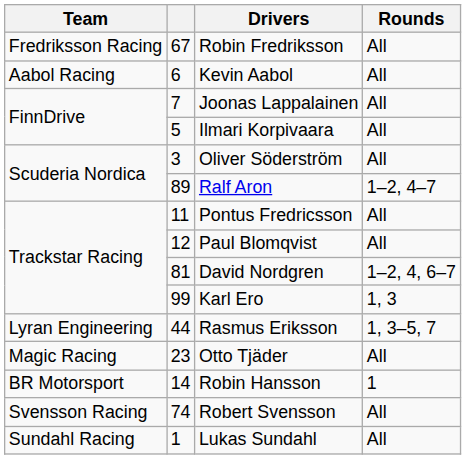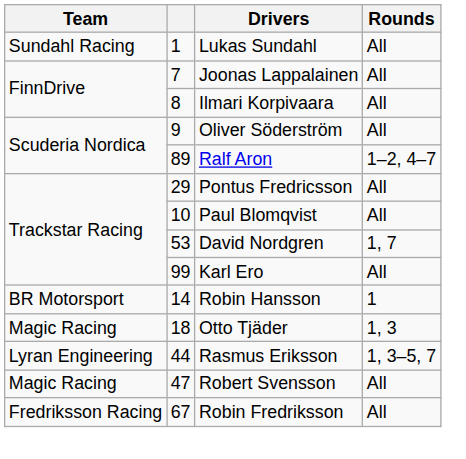rows swapped: (258, 440) <-> (271, 46)
- row: (246, 74)
(176, 131) 5 -> (176, 103) 8
(176, 159) 3 -> (176, 131) 9
(180, 215) 11 -> (181, 187) 29
(181, 243) 12 -> (181, 215) 10
(181, 271) 81 -> (181, 243) 53
(411, 271) 1–2, 4, 6–7 -> (382, 243) 1, 7
(382, 299) 1, 3 -> (377, 271) All
rows swapped: (260, 383) <-> (268, 327)
(181, 355) 23 -> (181, 327) 18
(377, 355) All -> (382, 327) 1, 3
(78, 411) Svensson Racing -> (63, 383) Magic Racing
(181, 411) 74 -> (181, 383) 47
